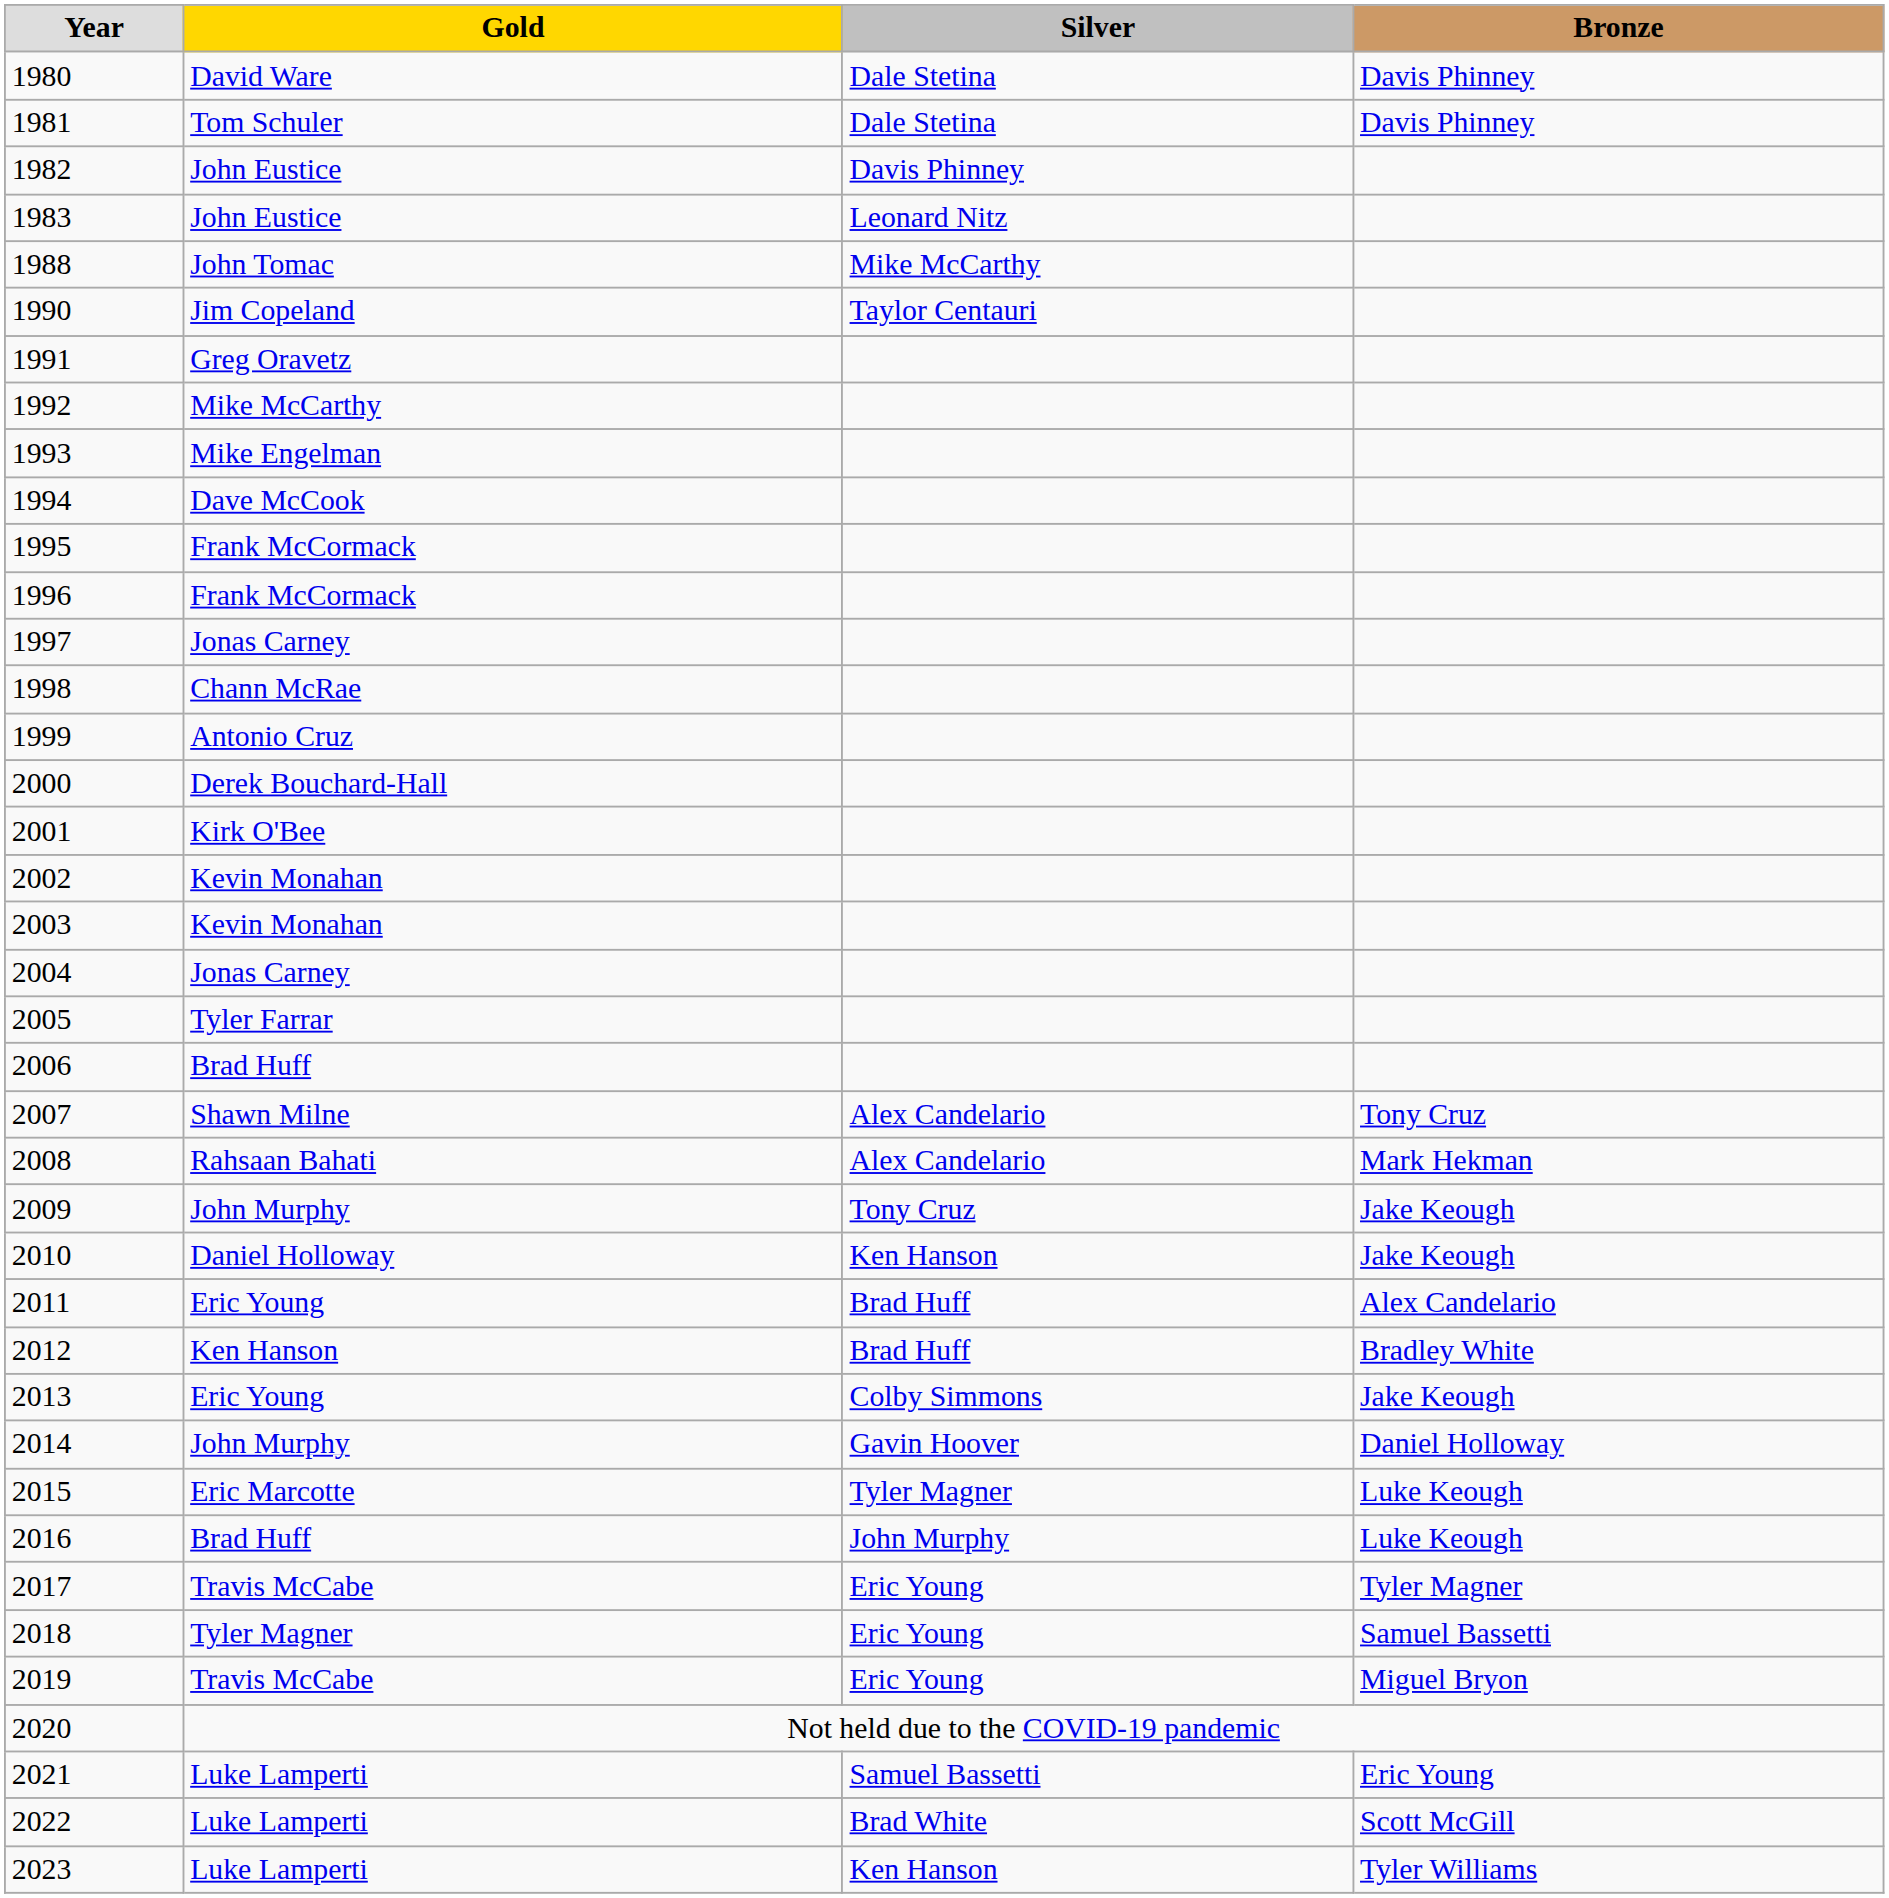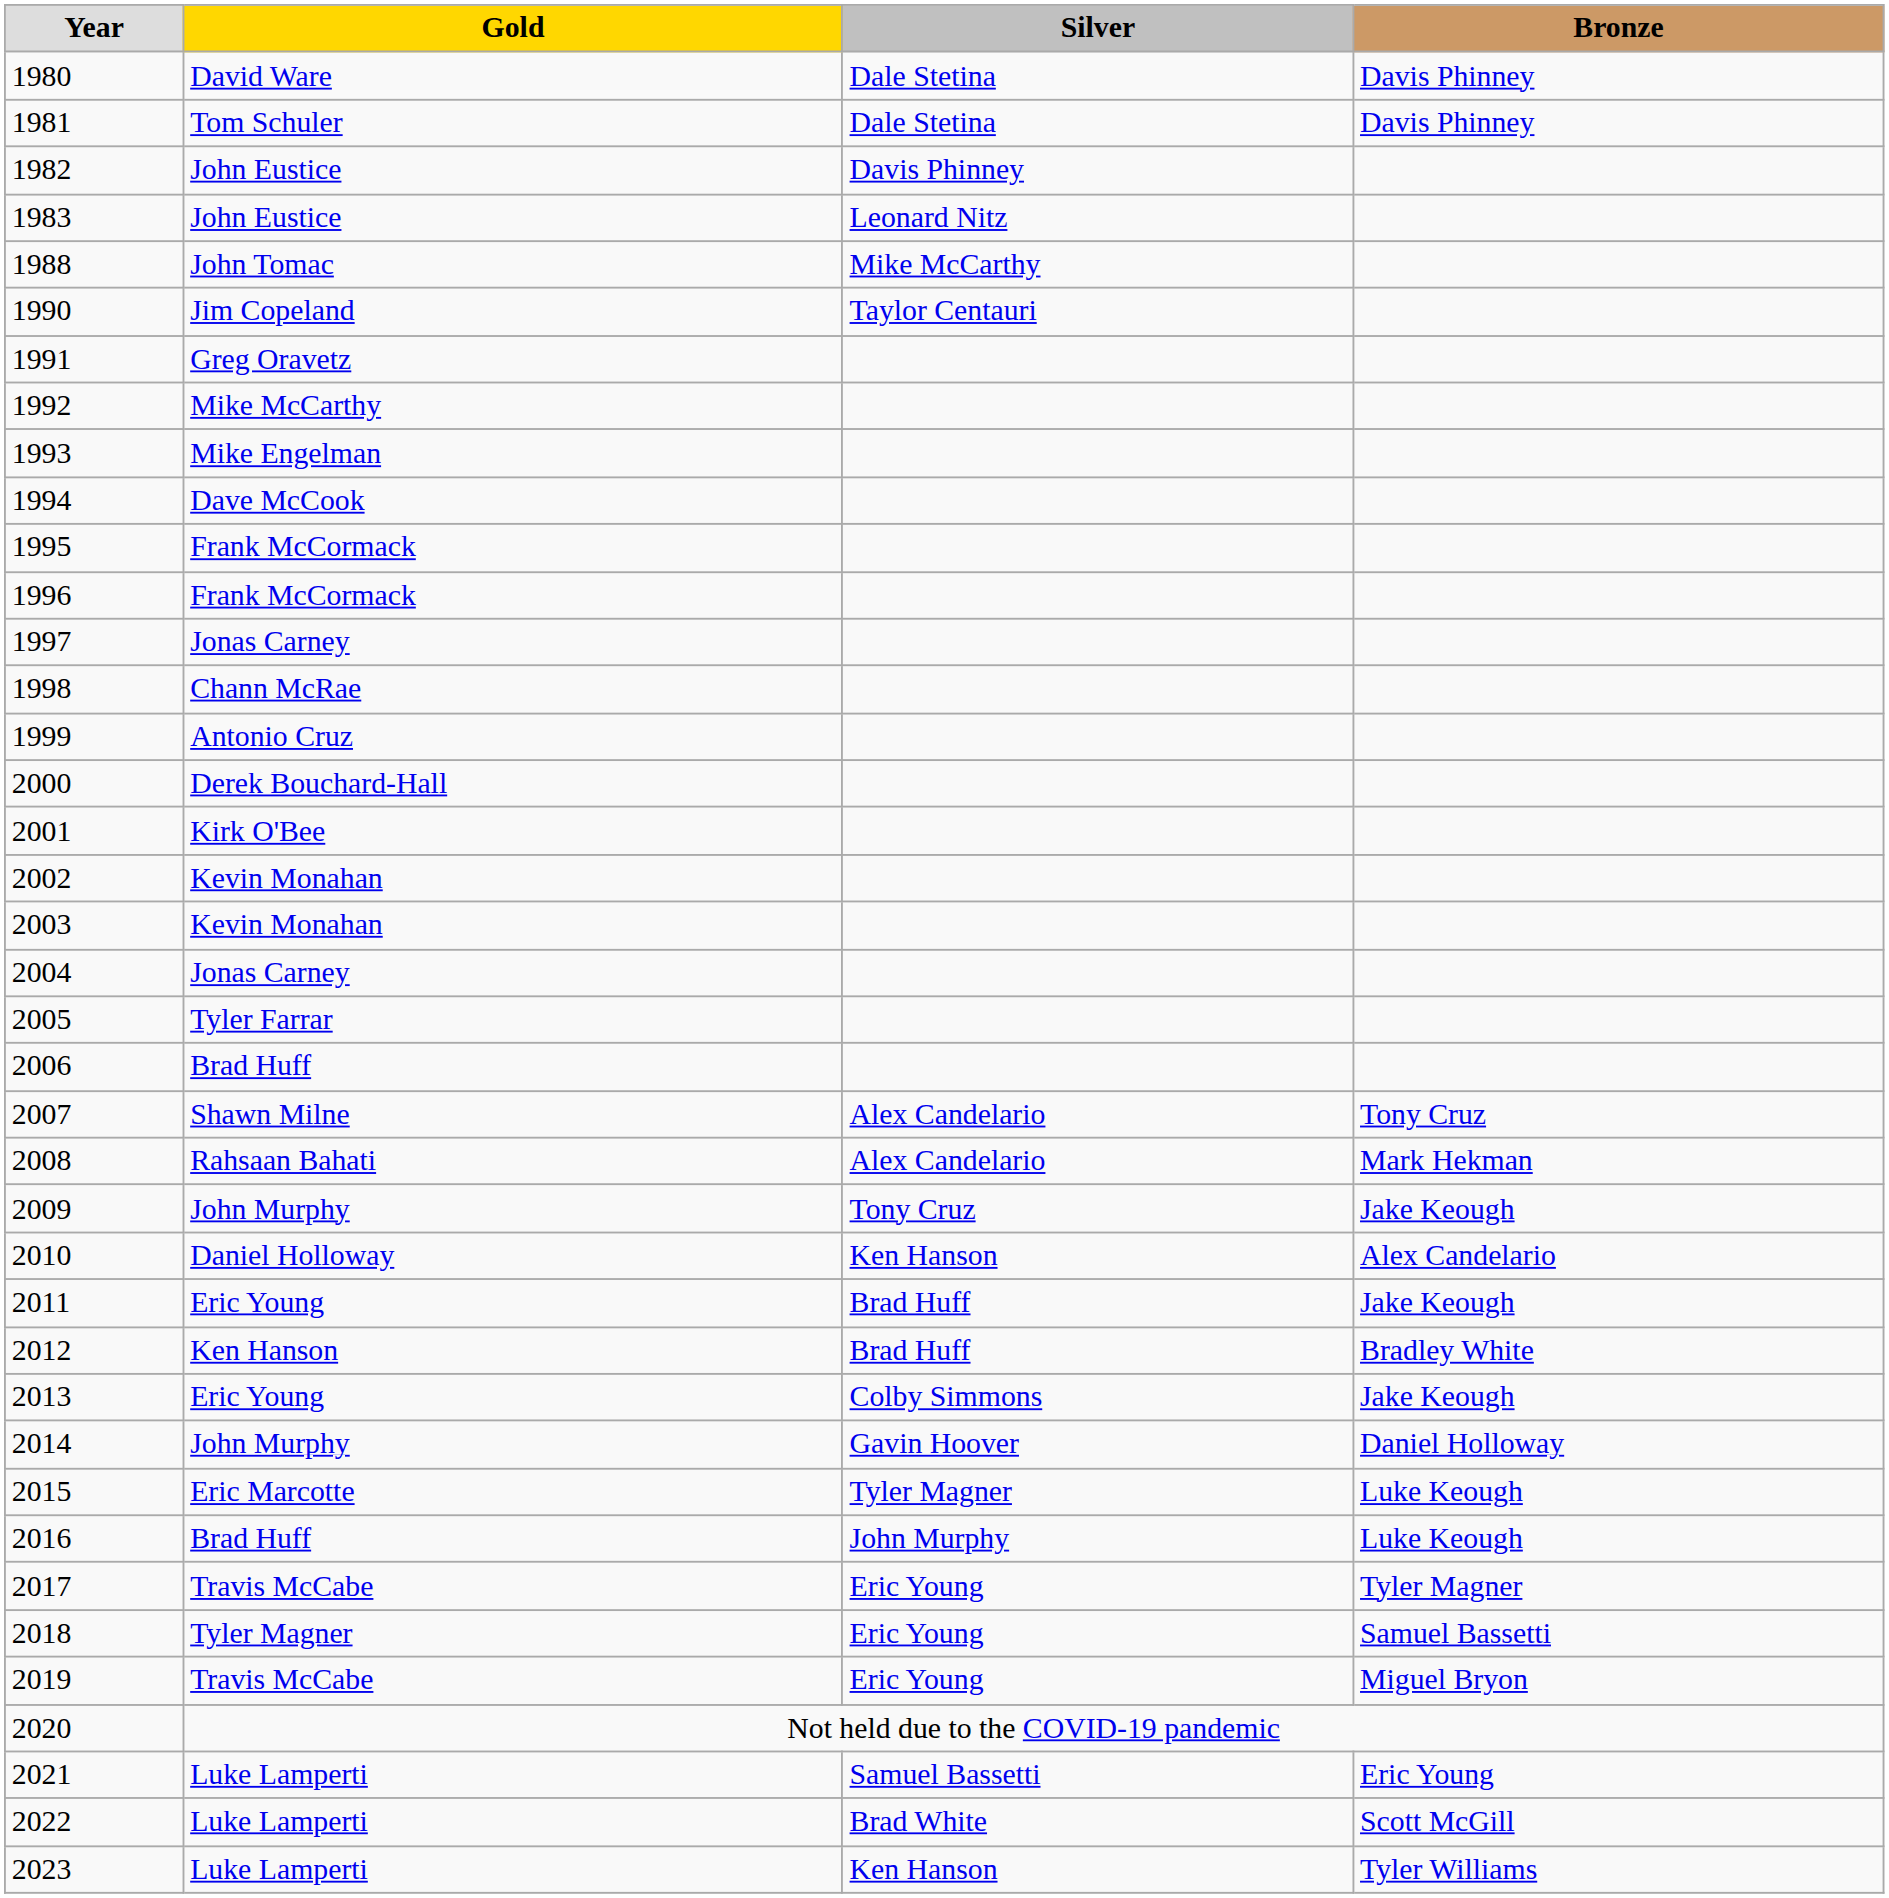(1437, 1255) Jake Keough -> (1458, 1255) Alex Candelario
(1458, 1302) Alex Candelario -> (1437, 1302) Jake Keough
